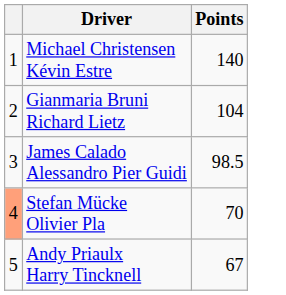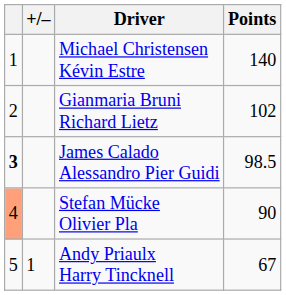+ column: (38, 19)
(230, 111) 104 -> (263, 111) 102
(13, 162) normal -> (13, 162) bold
(234, 213) 70 -> (267, 213) 90
